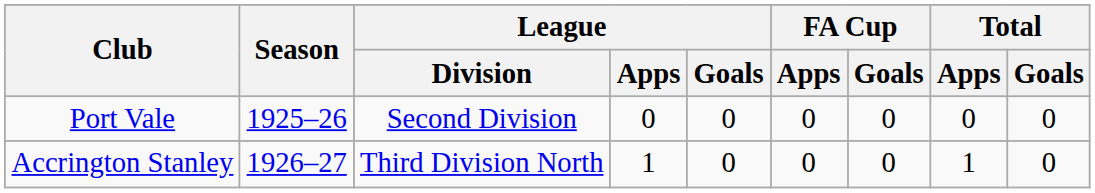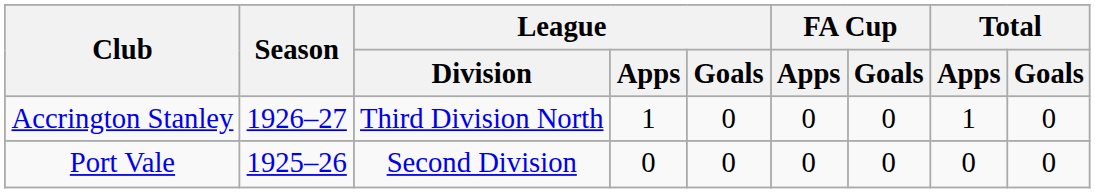rows swapped: (122, 118) <-> (122, 163)
